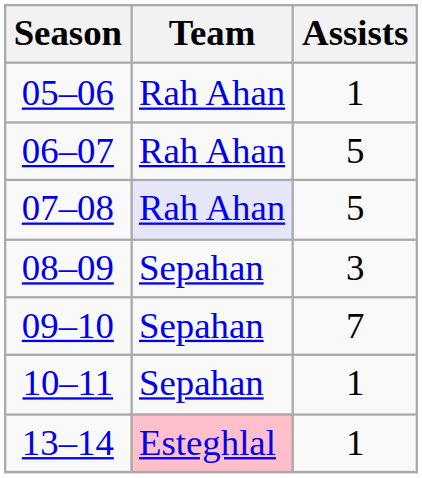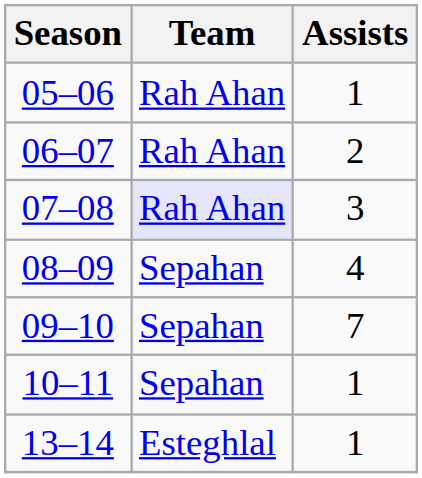(355, 150) 5 -> (355, 150) 2
(355, 208) 5 -> (355, 208) 3
(355, 267) 3 -> (355, 267) 4
(207, 442) pink background -> (207, 442) no background
